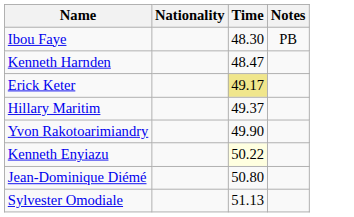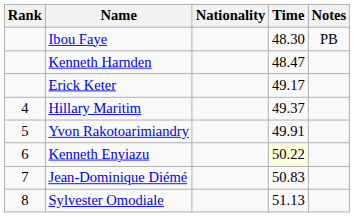+ column: (25, 16)
(248, 85) khaki background -> (288, 85) no background
(248, 131) 49.90 -> (288, 131) 49.91
(248, 177) 50.80 -> (288, 177) 50.83
